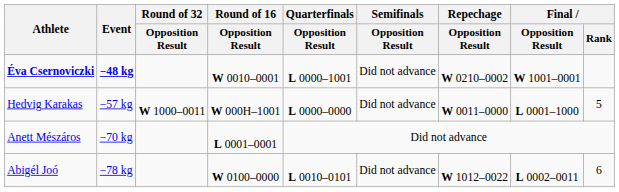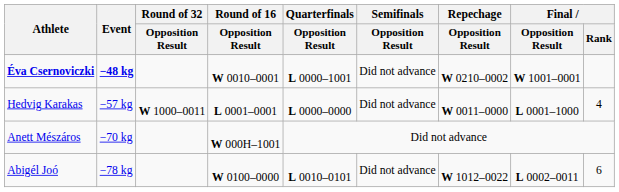(246, 111) W 000H–1001 -> (246, 111) L 0001–0001
(599, 104) 5 -> (599, 104) 4
(246, 144) L 0001–0001 -> (246, 144) W 000H–1001
